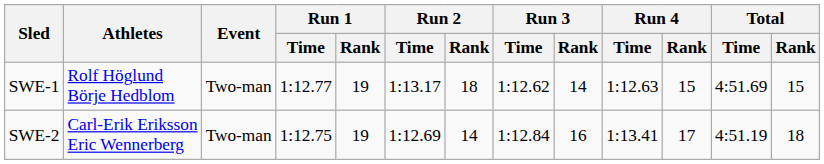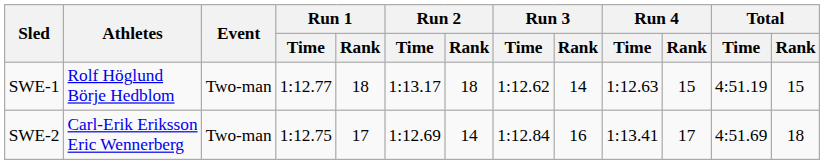(360, 86) 19 -> (360, 86) 18
(741, 86) 4:51.69 -> (741, 86) 4:51.19
(360, 135) 19 -> (360, 135) 17
(741, 135) 4:51.19 -> (741, 135) 4:51.69
